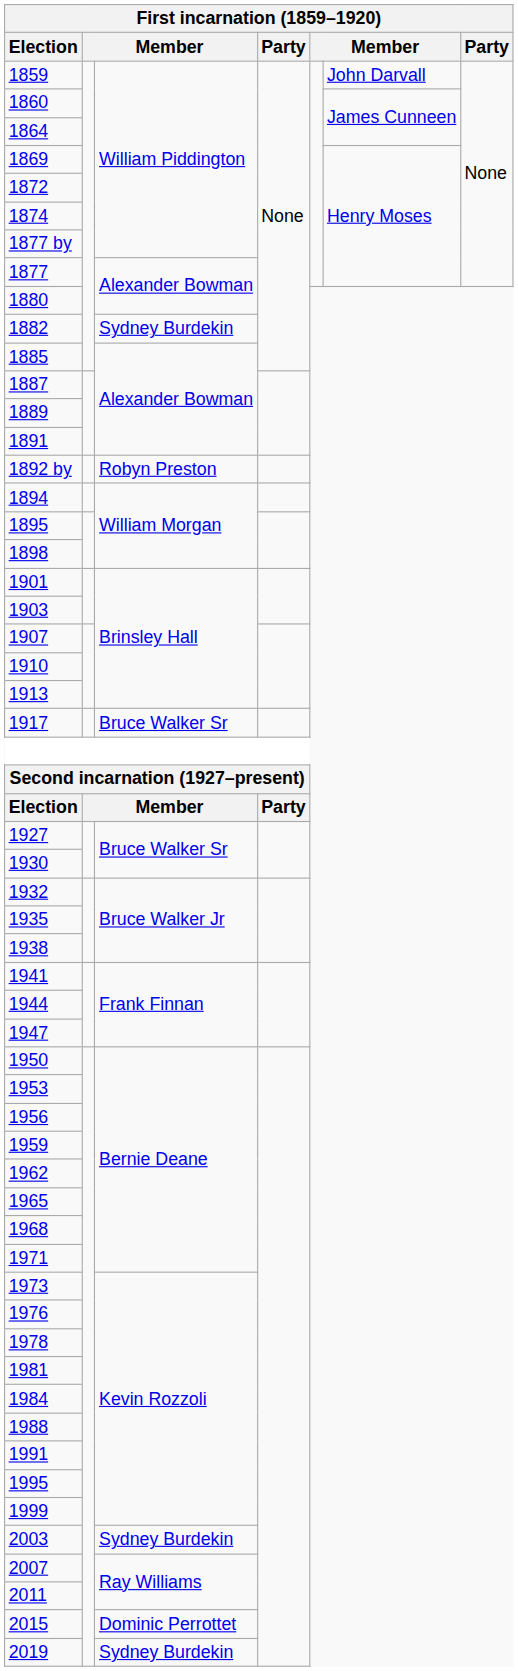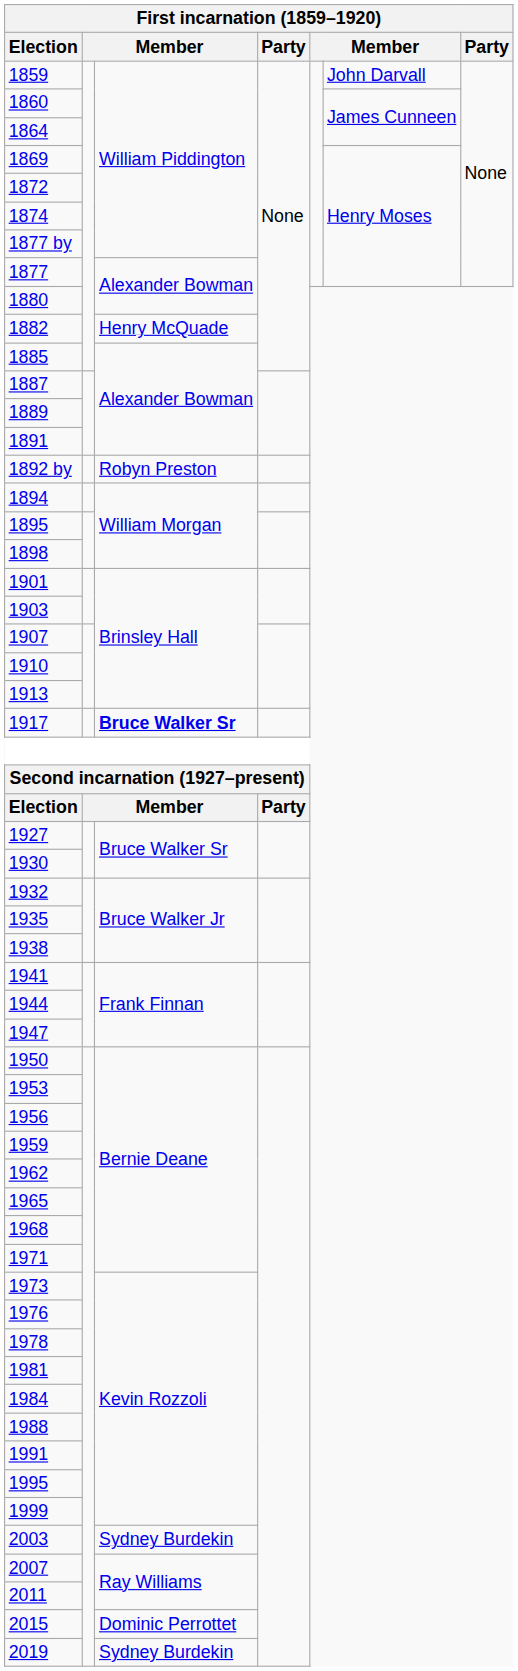(166, 328) Sydney Burdekin -> (164, 328) Henry McQuade
(163, 722) normal -> (167, 722) bold
